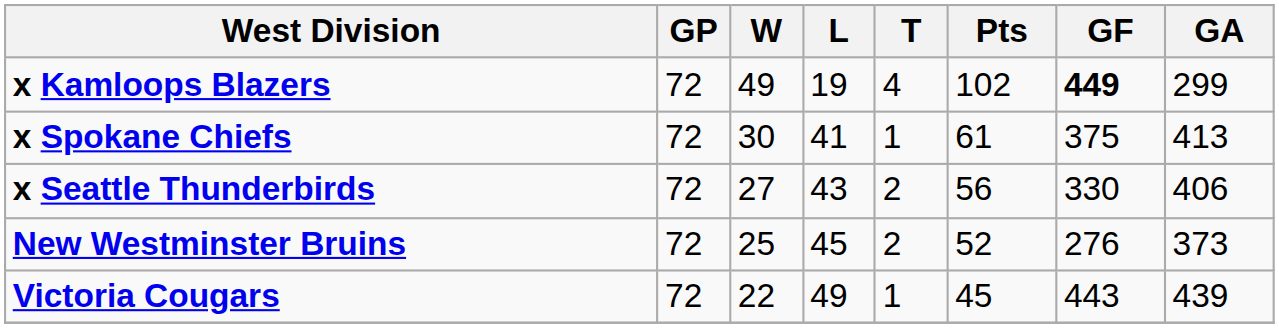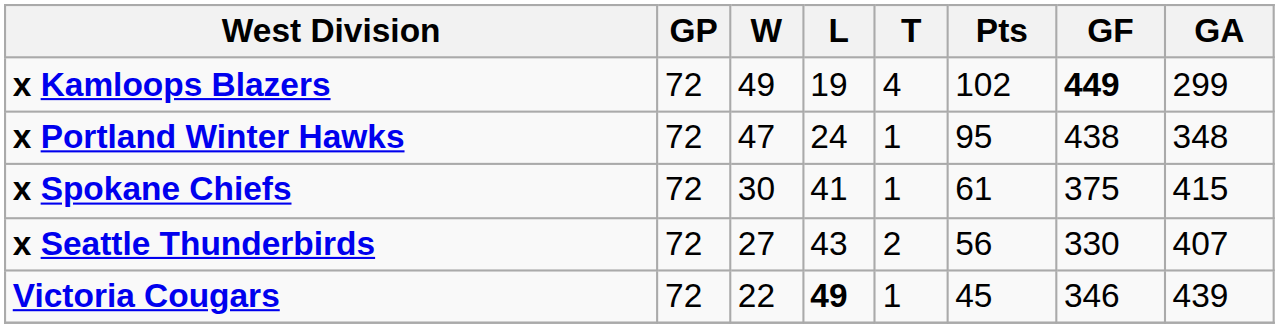+ row: (209, 137)
(1201, 137) 413 -> (1201, 190) 415
(1201, 190) 406 -> (1201, 243) 407
- row: (209, 243)
(829, 296) normal -> (829, 296) bold
(1092, 296) 443 -> (1092, 296) 346
